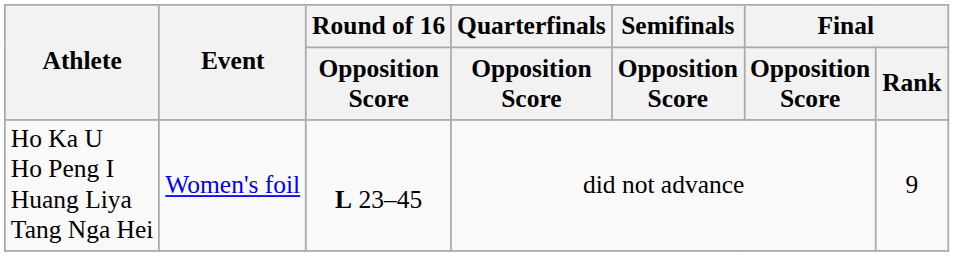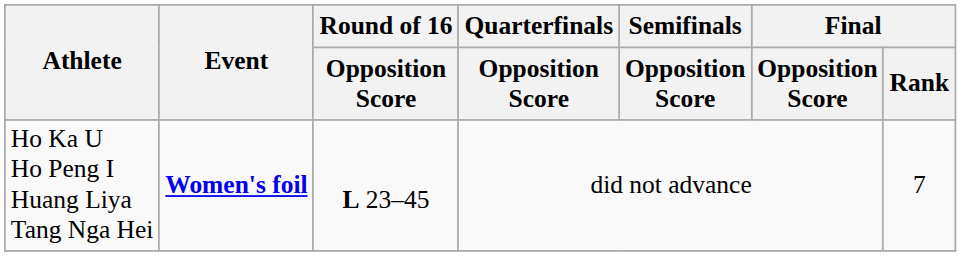(233, 185) normal -> (236, 185) bold
(912, 185) 9 -> (919, 185) 7
